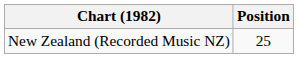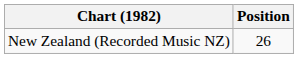(263, 41) 25 -> (263, 41) 26
